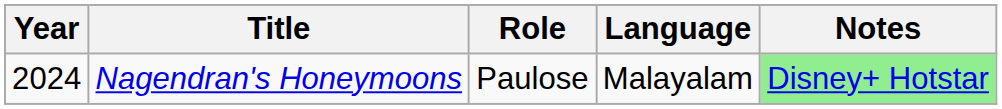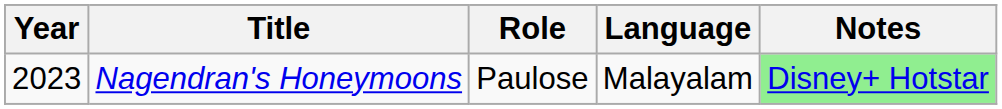(47, 78) 2024 -> (47, 78) 2023
